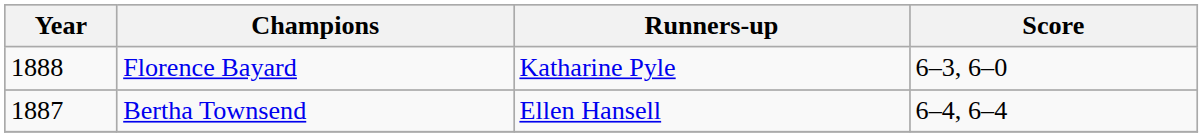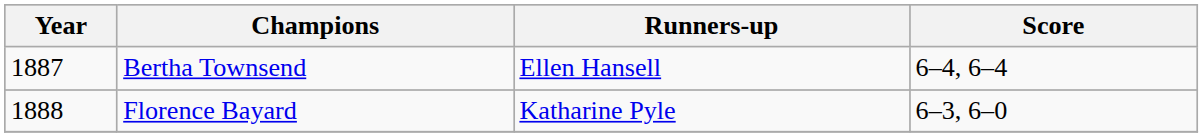rows swapped: (215, 109) <-> (210, 67)
